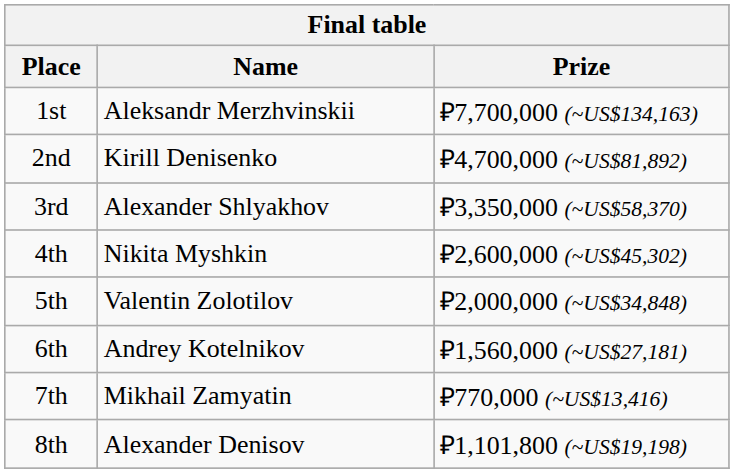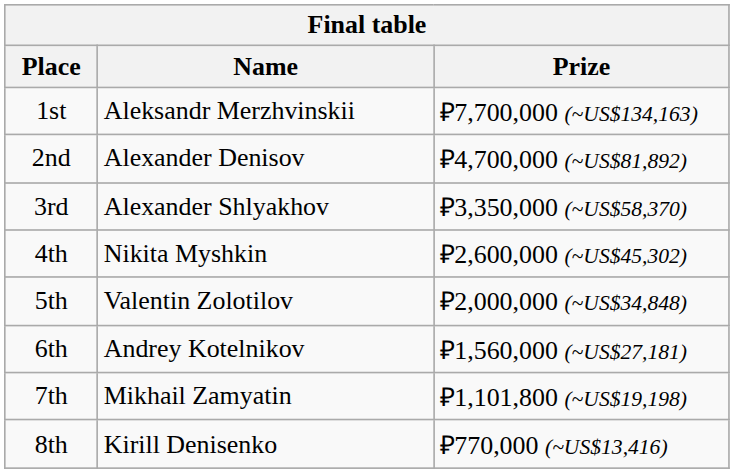(190, 158) Kirill Denisenko -> (204, 158) Alexander Denisov
(554, 397) ₽770,000 (~US$13,416) -> (563, 397) ₽1,101,800 (~US$19,198)
(204, 443) Alexander Denisov -> (190, 443) Kirill Denisenko
(563, 445) ₽1,101,800 (~US$19,198) -> (554, 445) ₽770,000 (~US$13,416)
